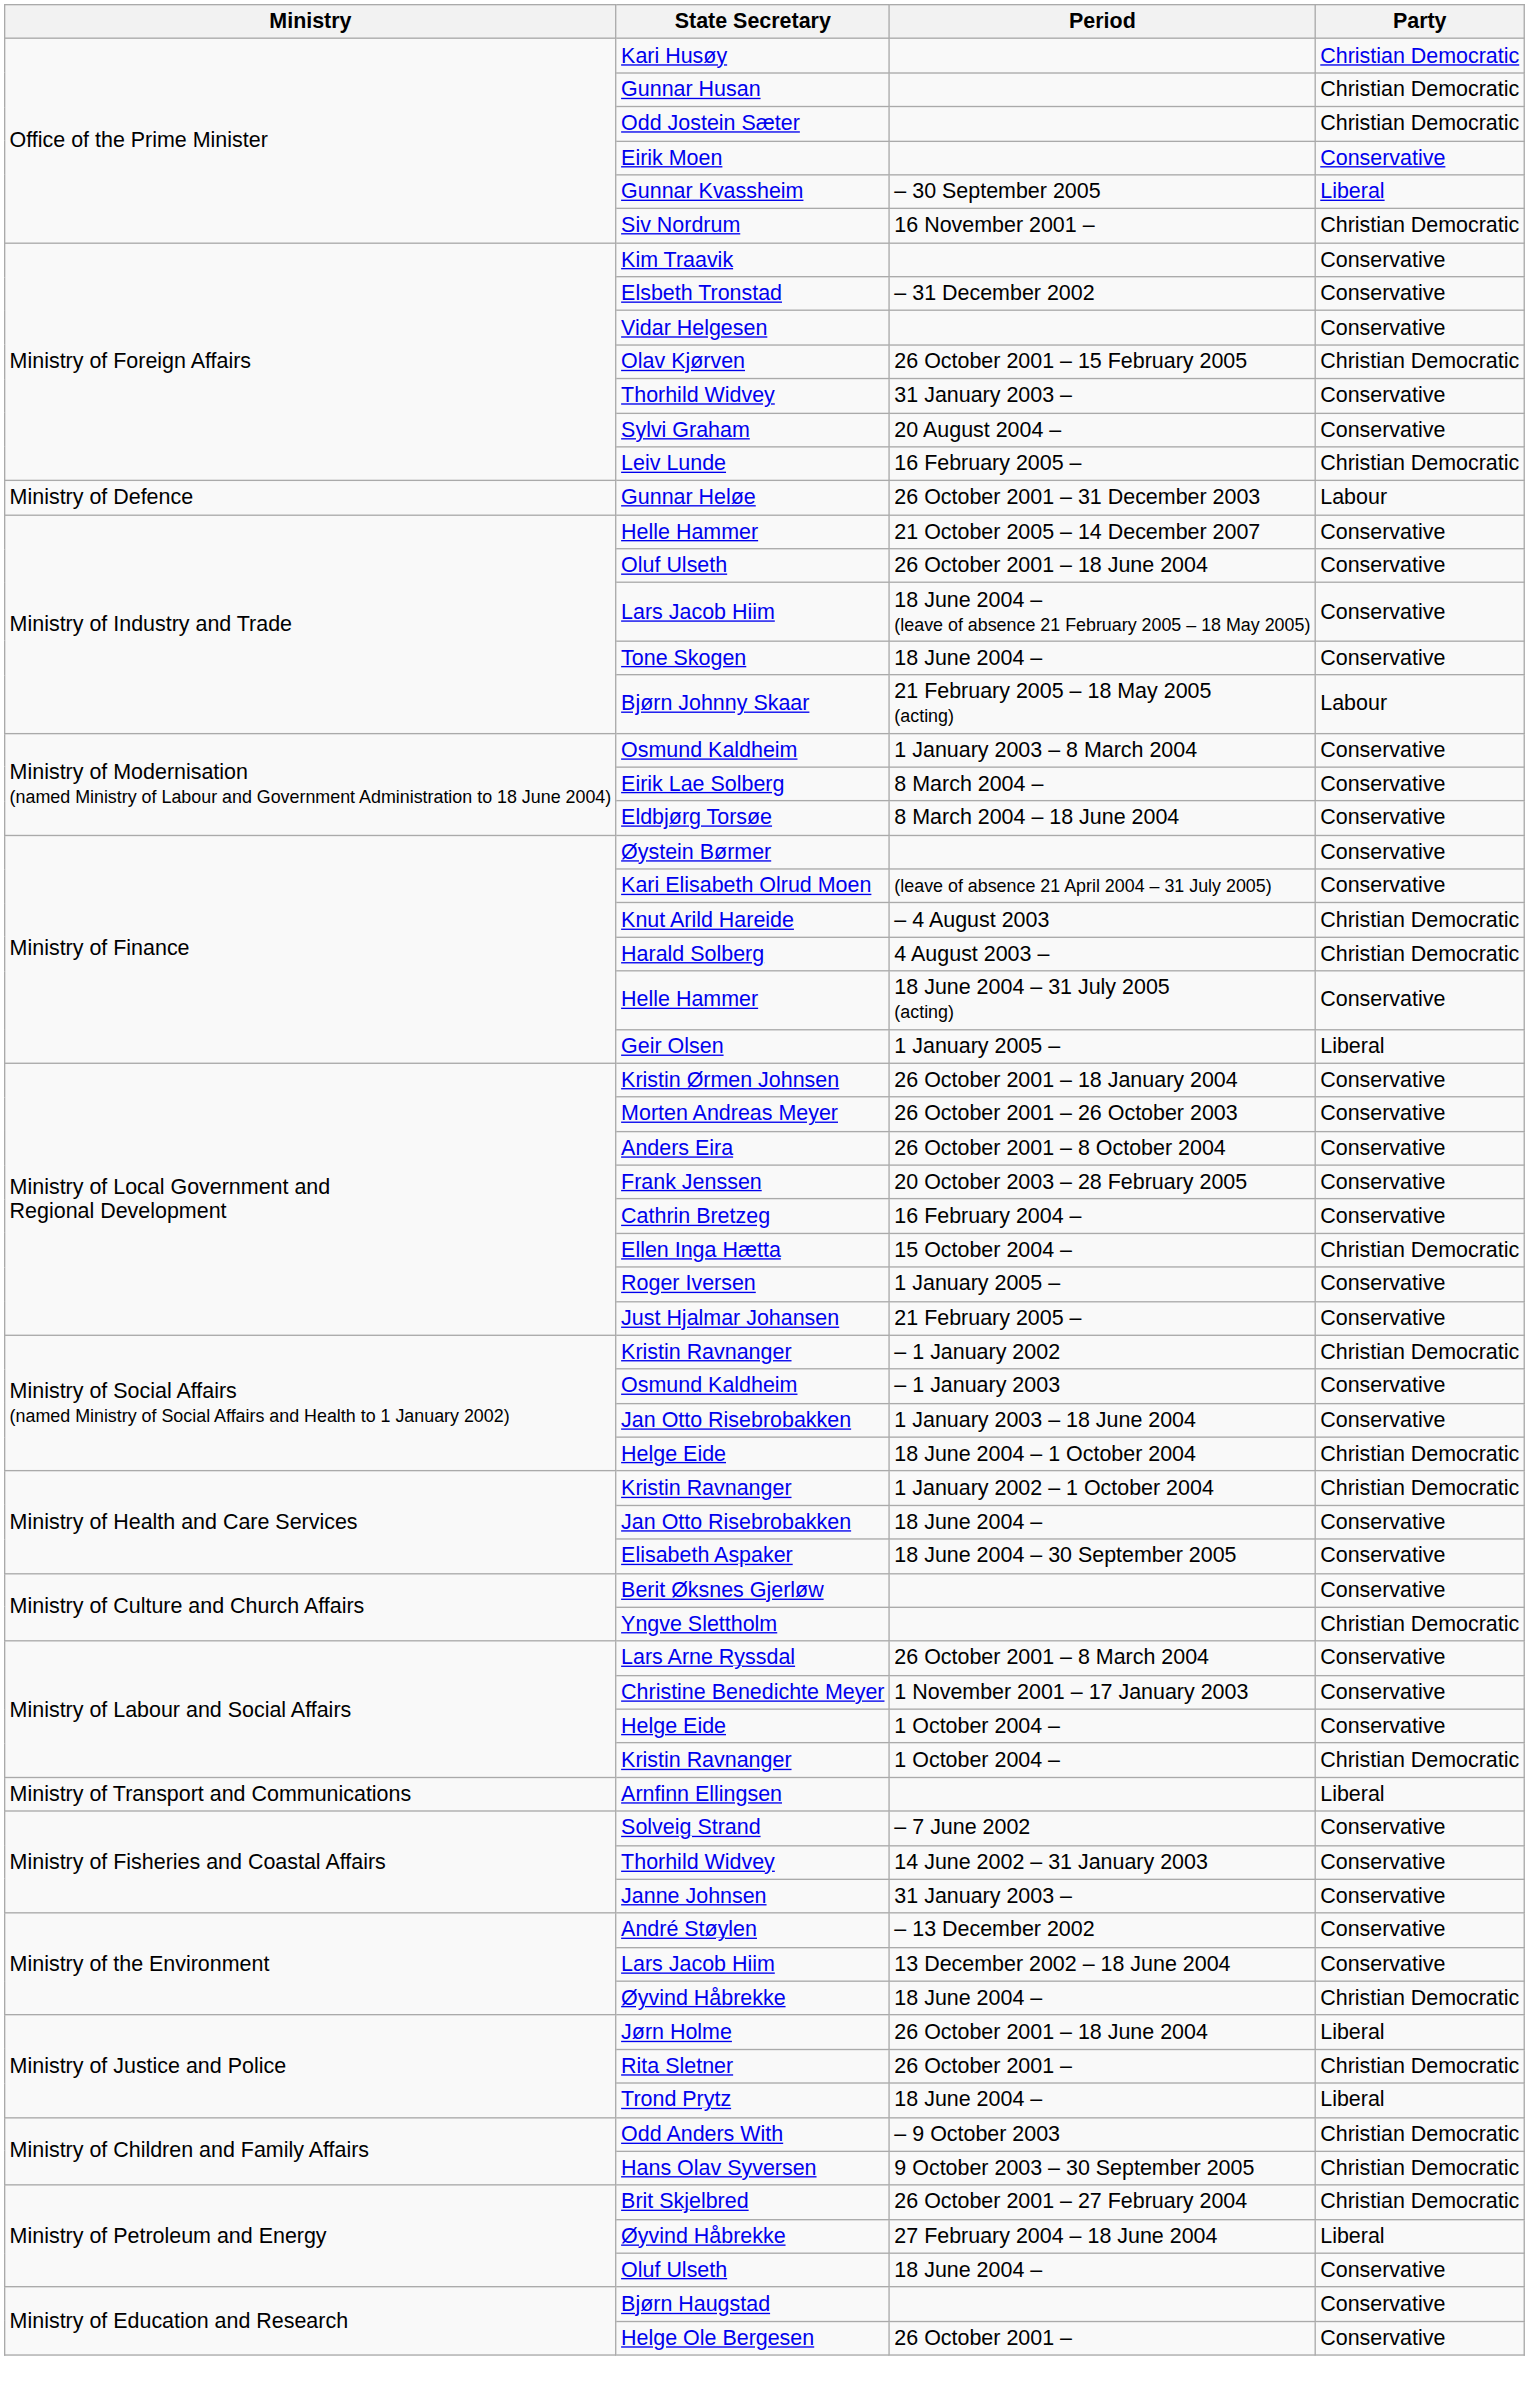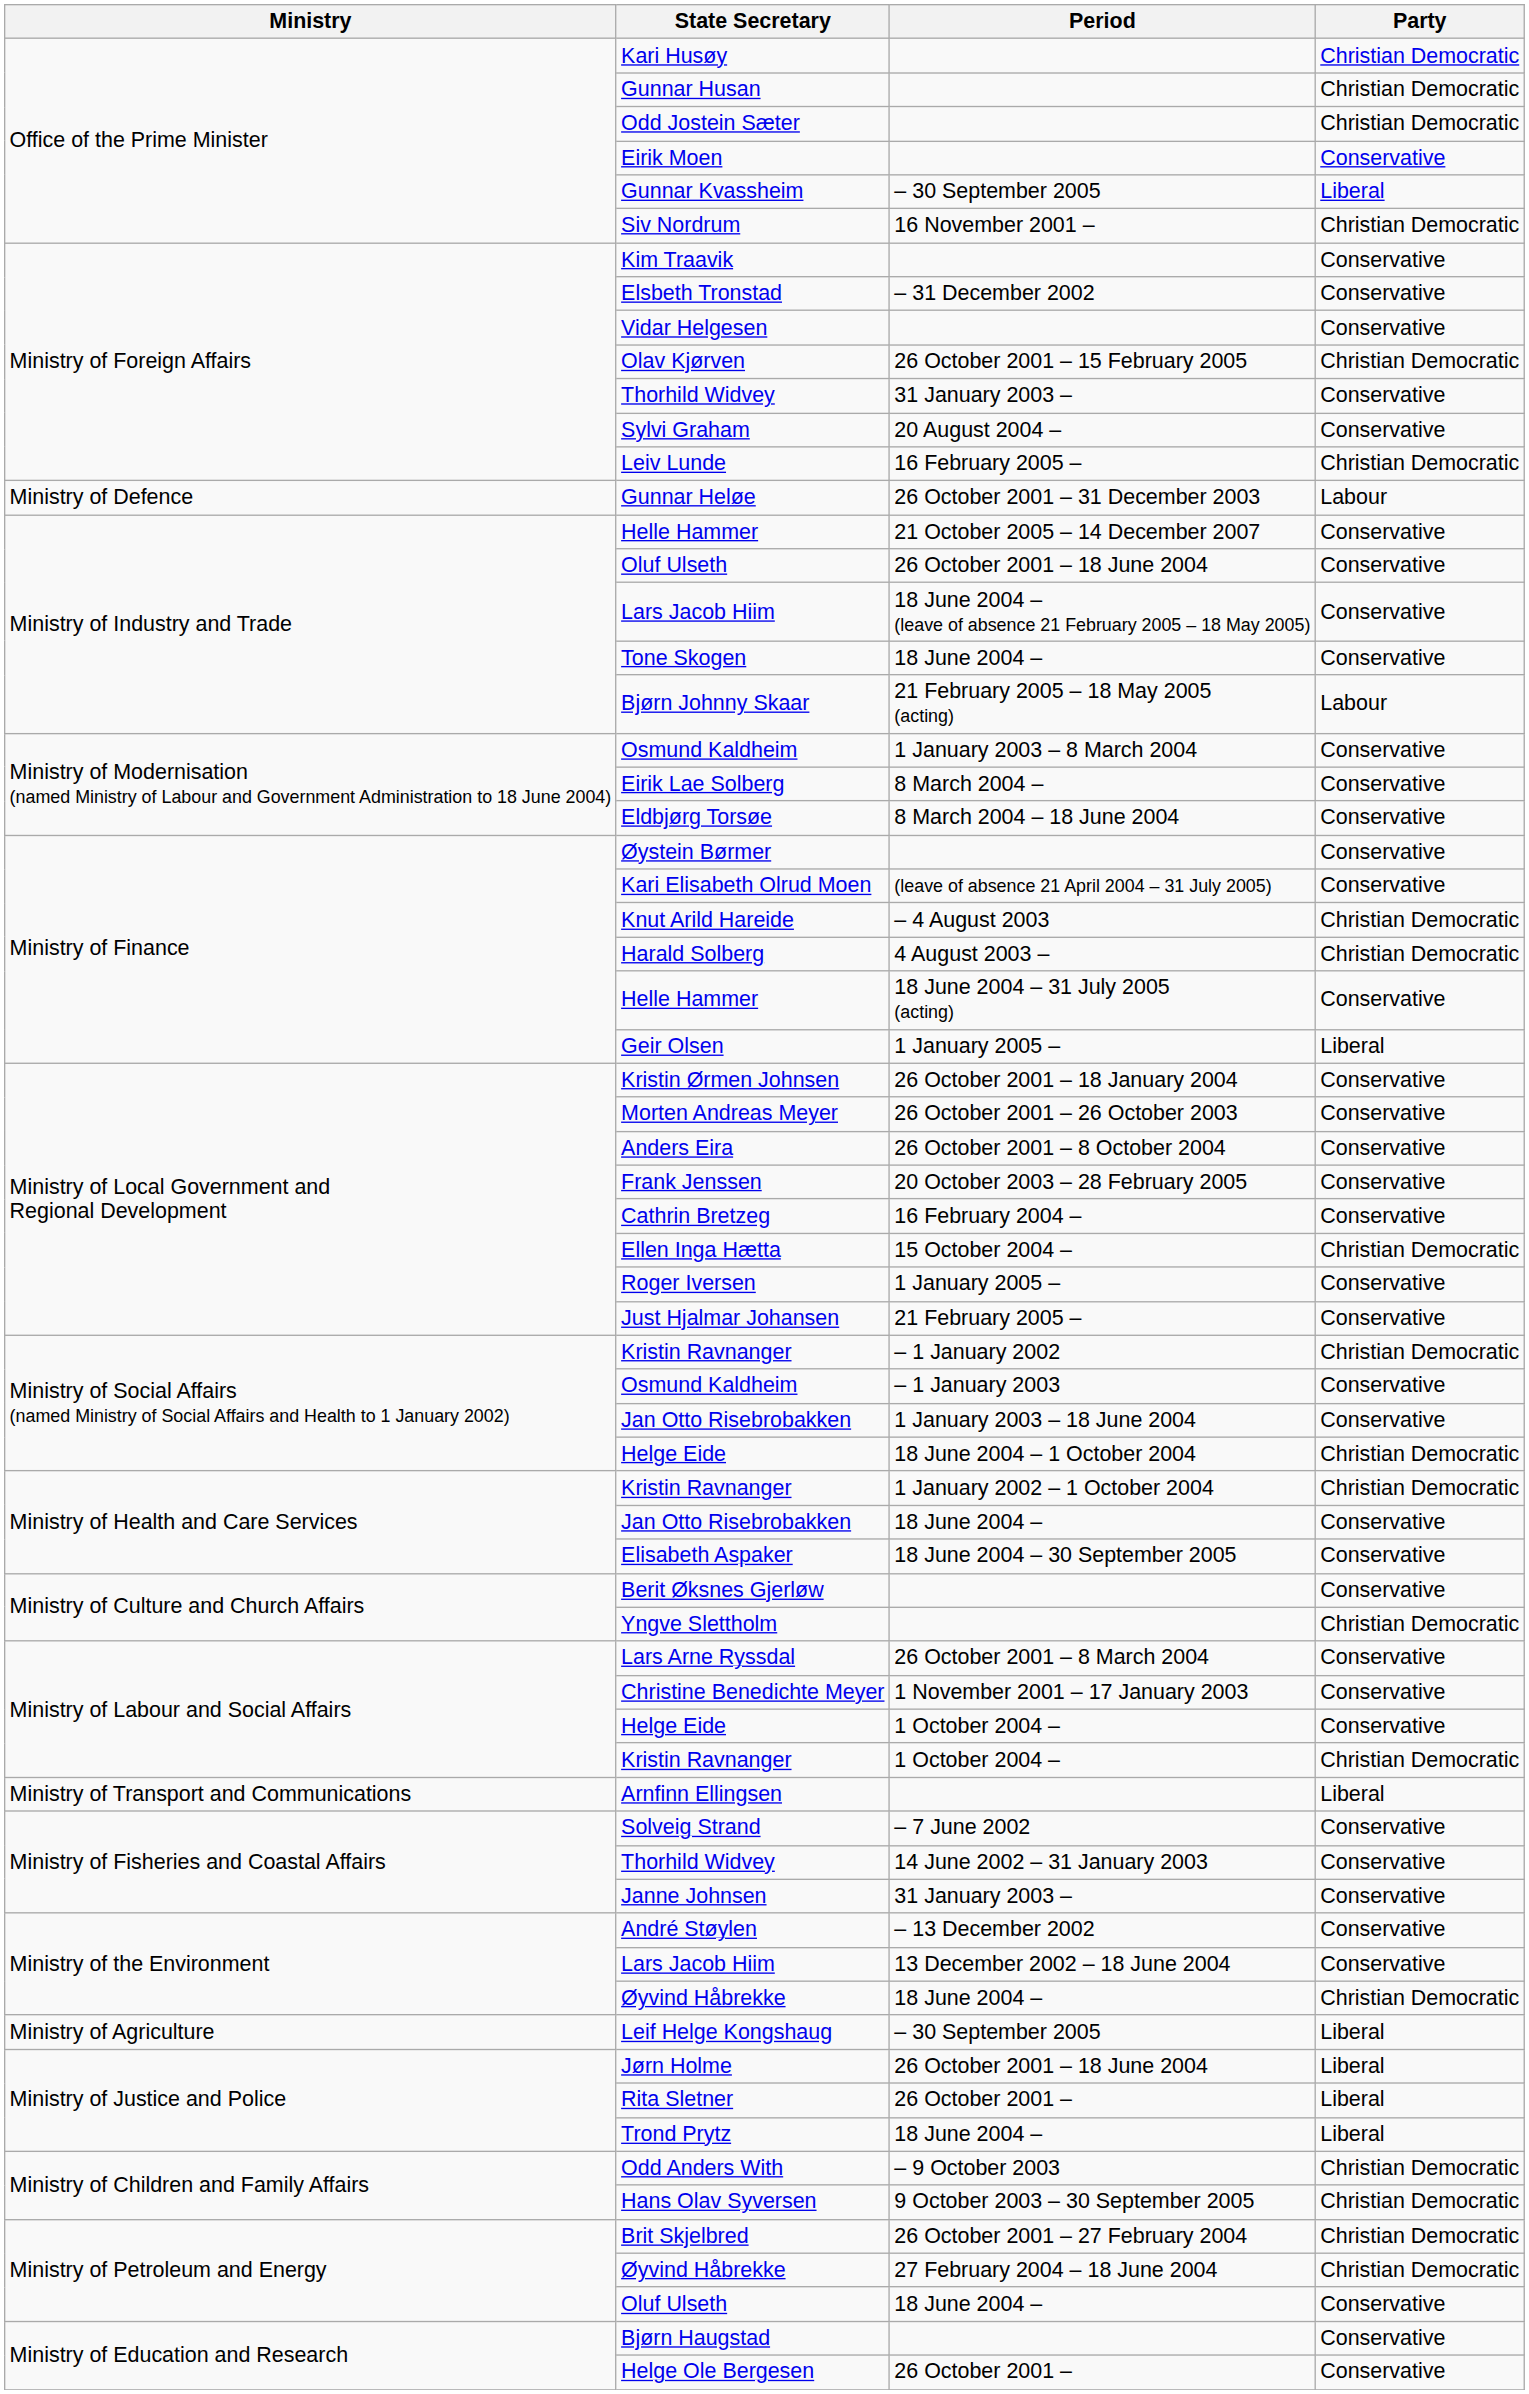+ row: (727, 2032)
(1420, 2066) Christian Democratic -> (1352, 2100) Liberal
(1352, 2236) Liberal -> (1420, 2270) Christian Democratic
